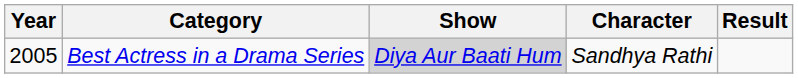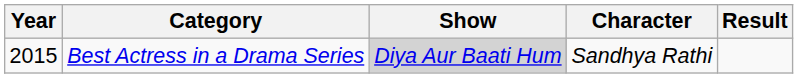(33, 55) 2005 -> (33, 55) 2015
